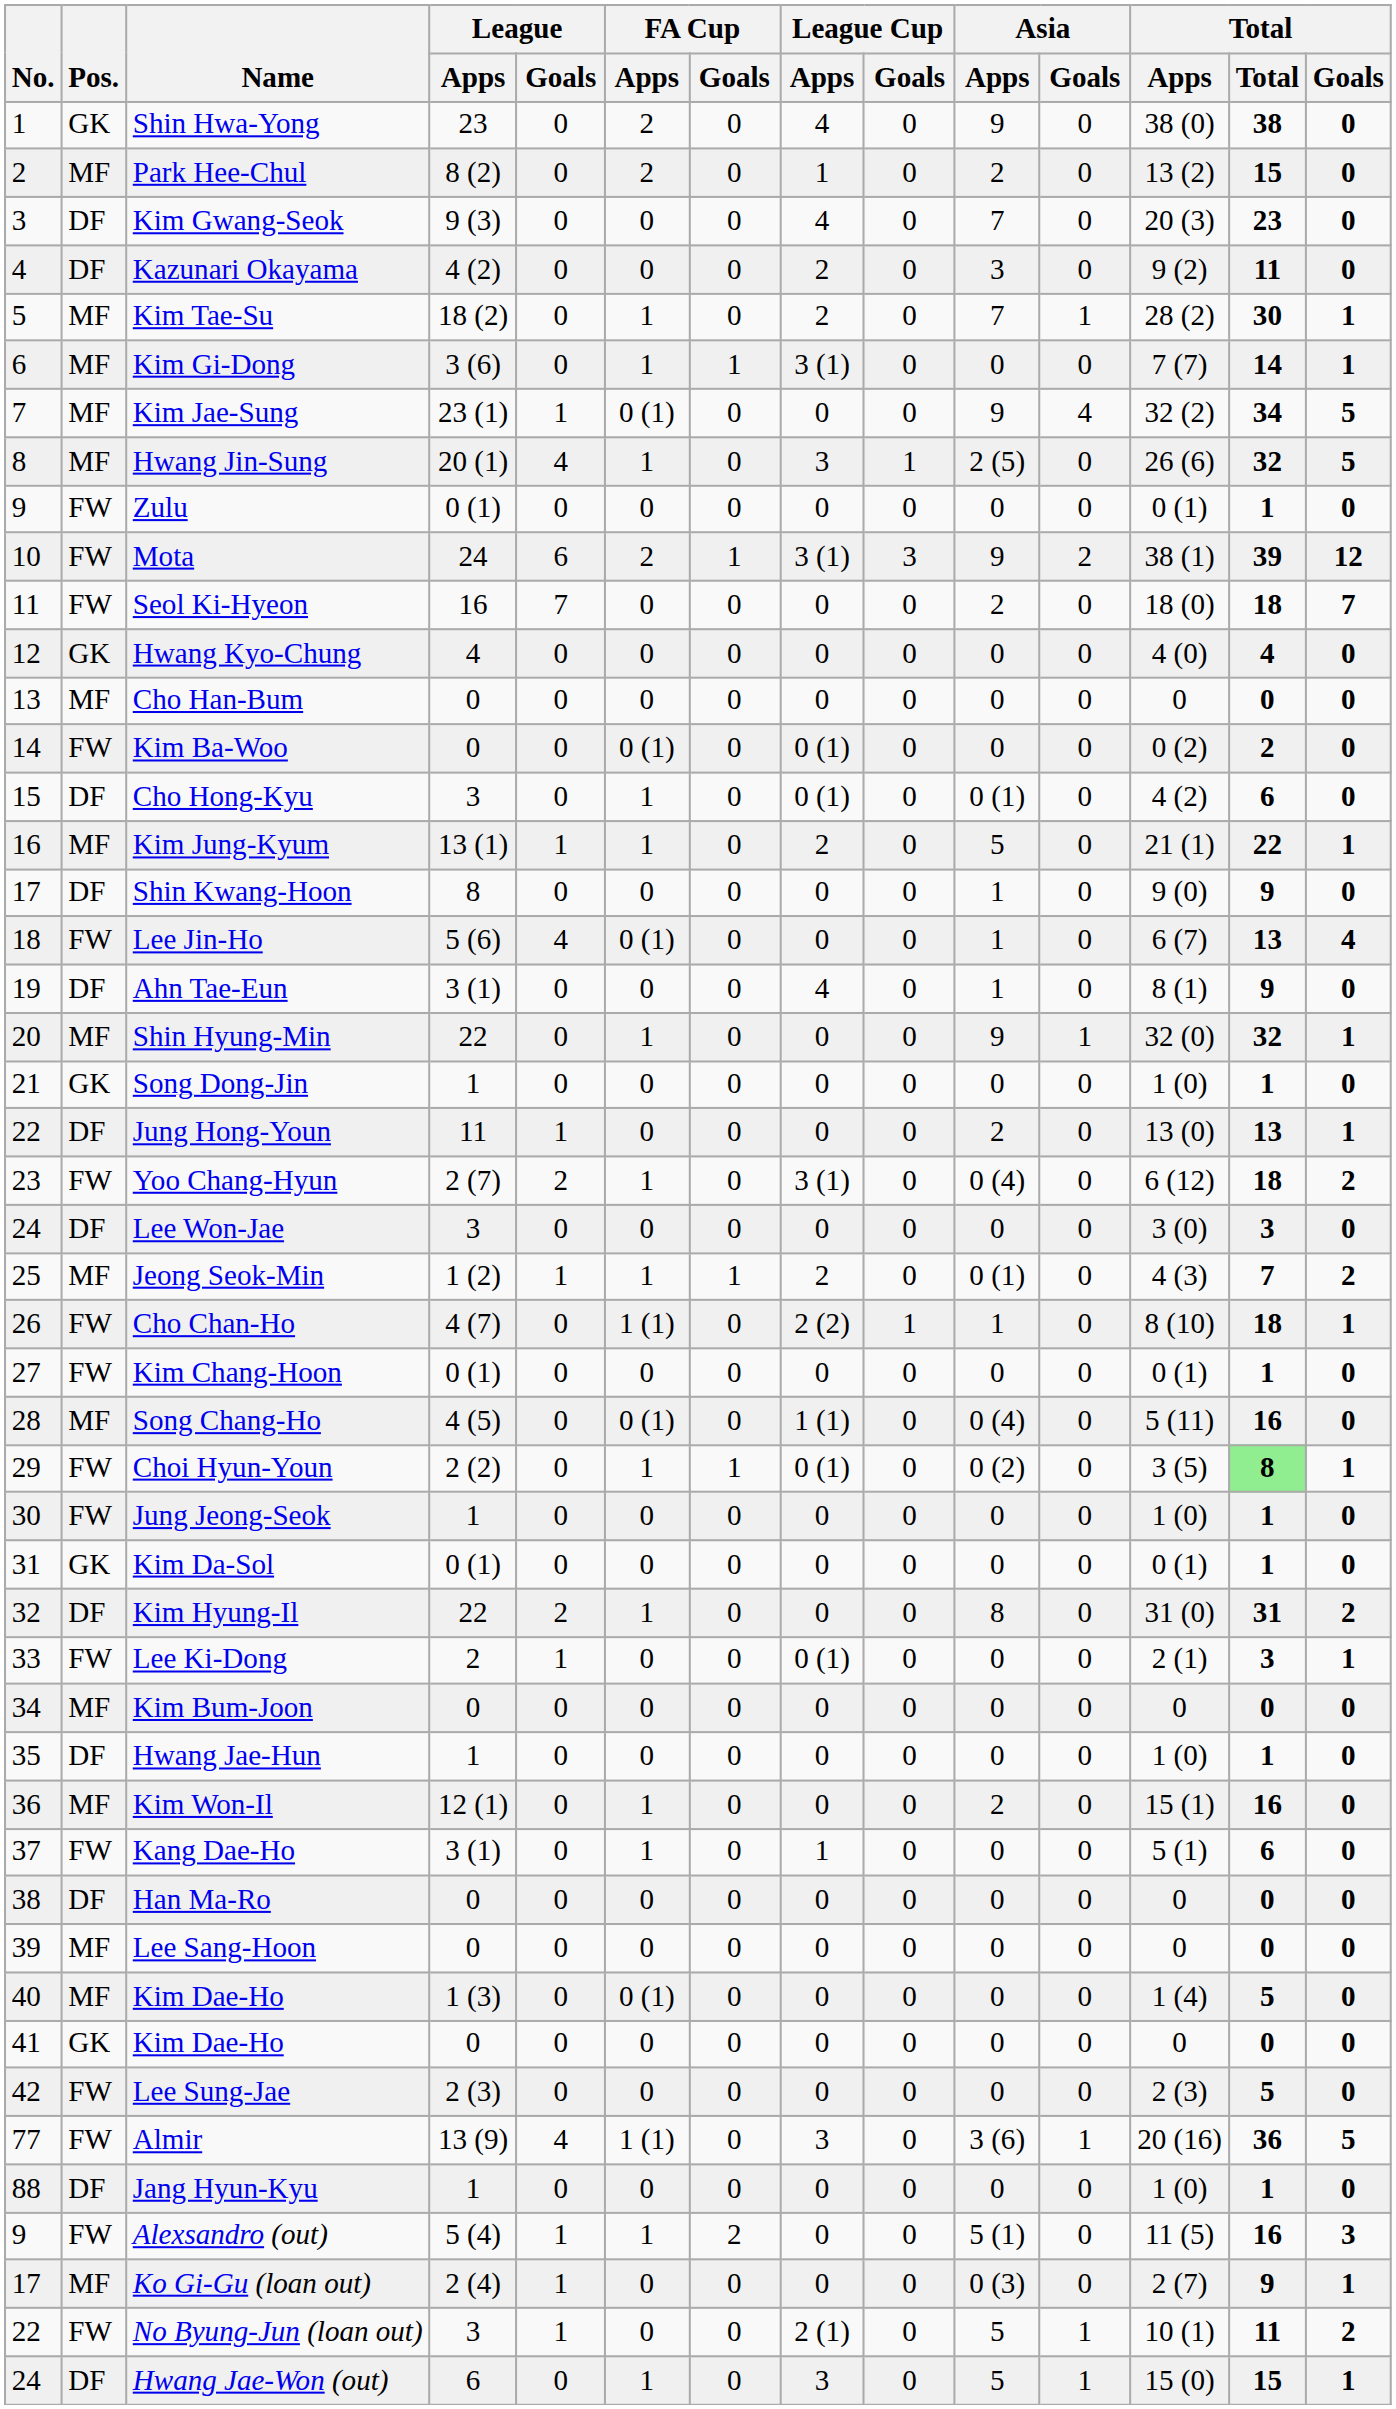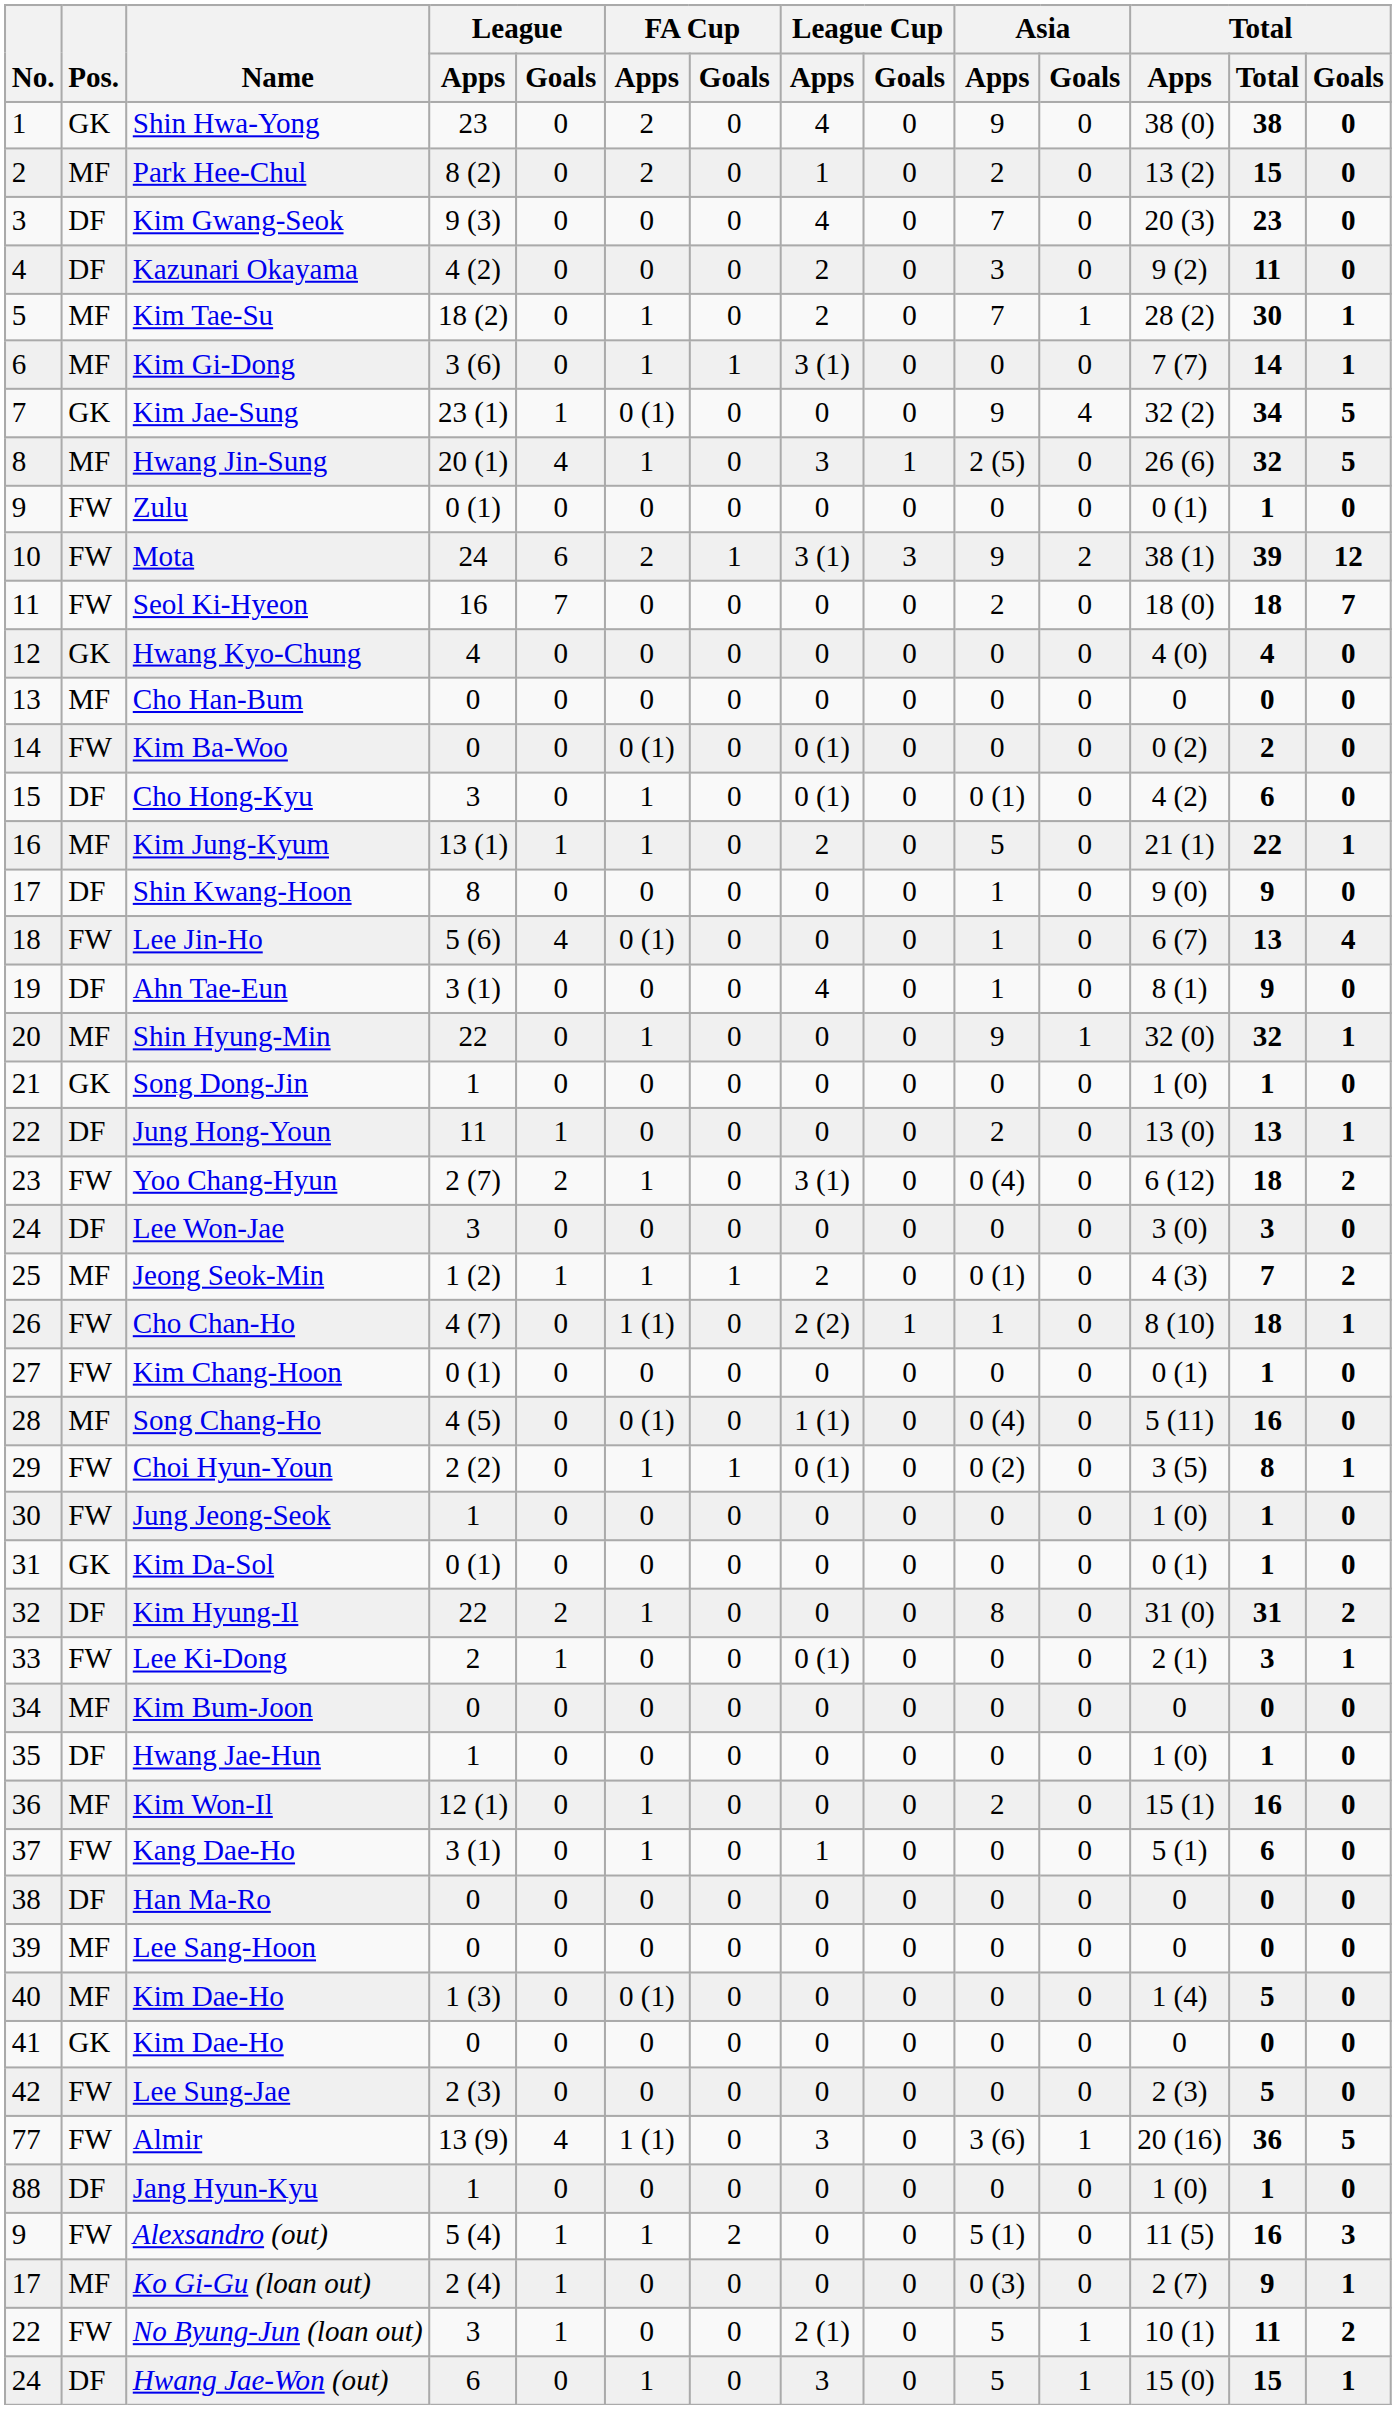(89, 412) MF -> (89, 412) GK
(1267, 1468) lightgreen background -> (1267, 1468) no background
